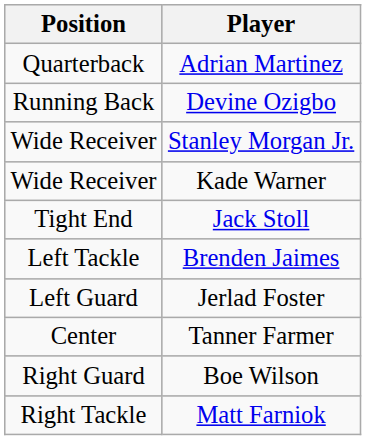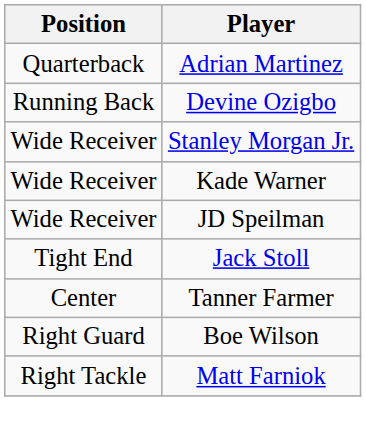+ row: (261, 219)
- row: (261, 258)
- row: (261, 297)
